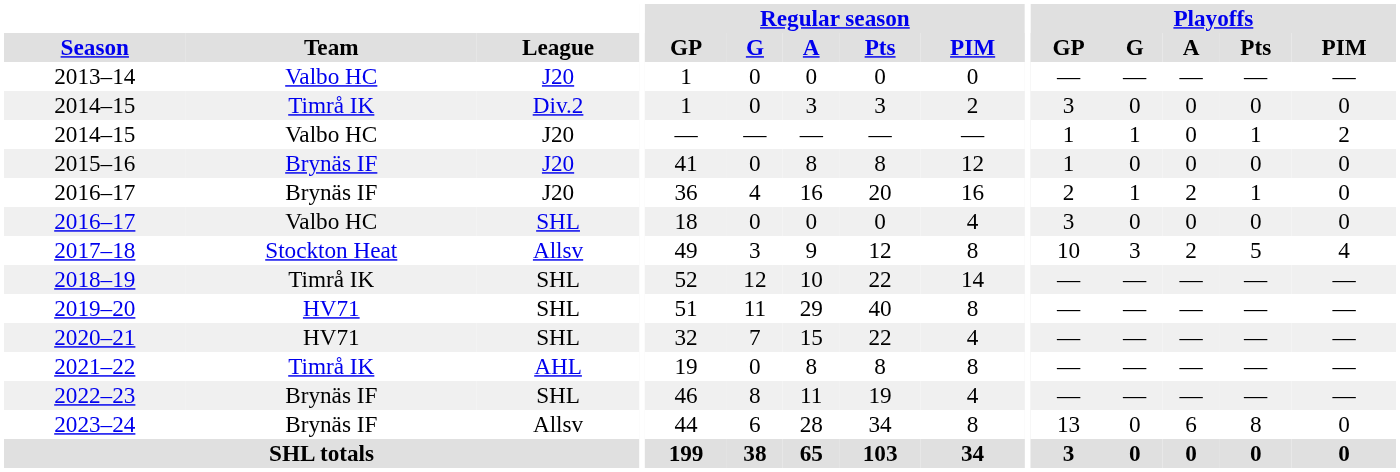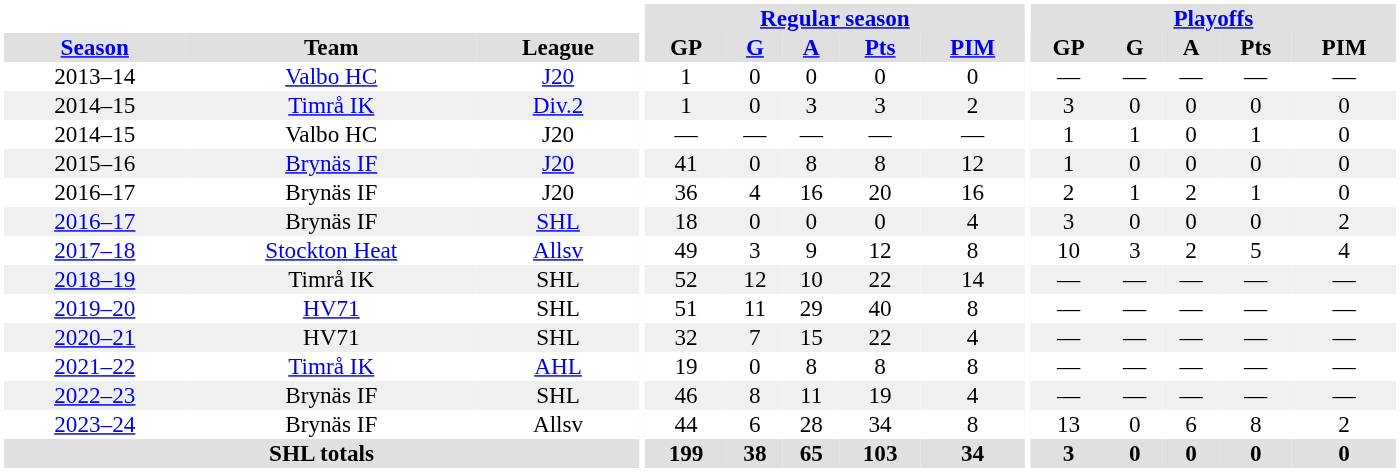(1344, 134) 2 -> (1344, 134) 0
(331, 221) Valbo HC -> (331, 221) Brynäs IF
(1344, 221) 0 -> (1344, 221) 2
(1344, 424) 0 -> (1344, 424) 2
